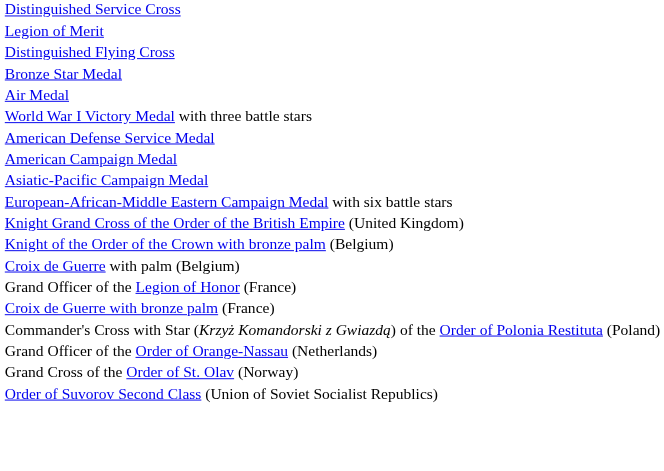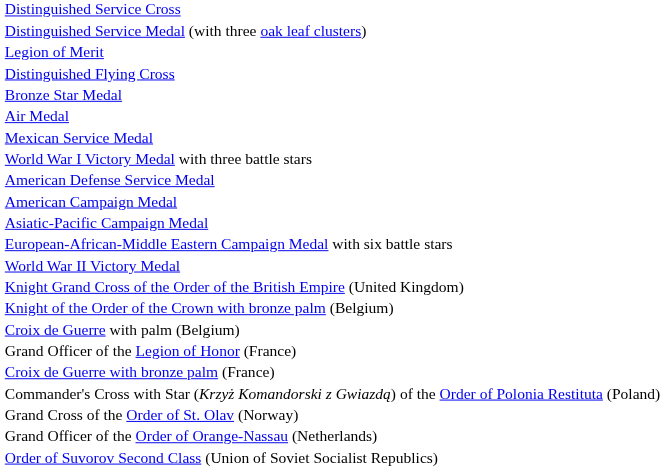+ row: (186, 30)
+ row: (79, 137)
+ row: (92, 265)
rows swapped: (191, 351) <-> (152, 372)
